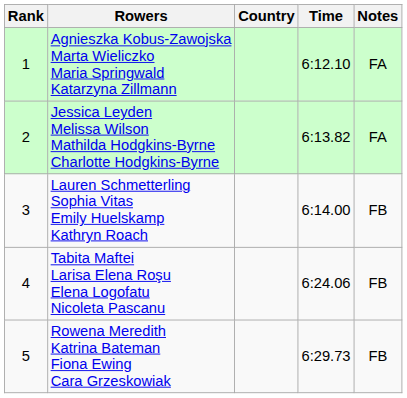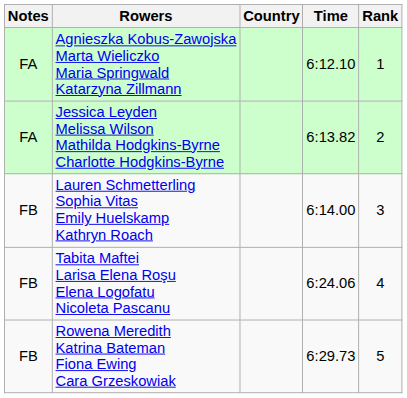columns swapped: (26, 16) <-> (378, 16)
